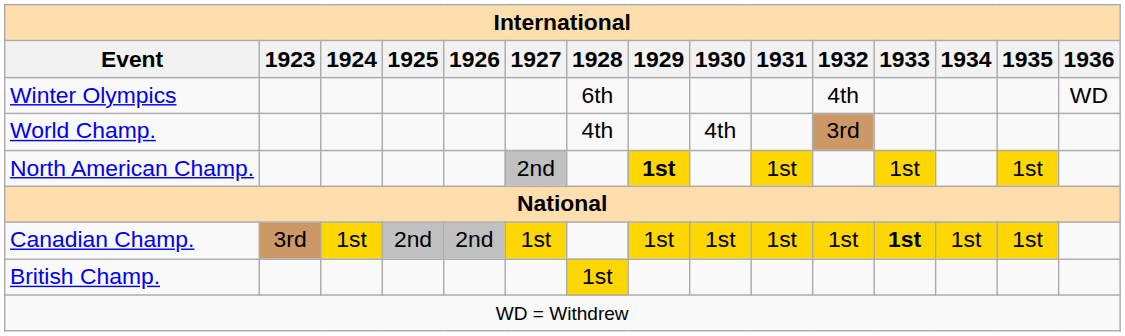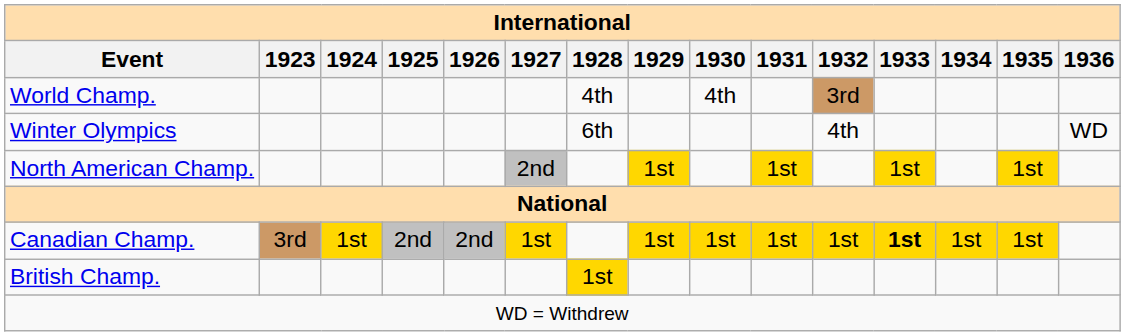rows swapped: (93, 95) <-> (83, 131)
(659, 167) bold -> (659, 167) normal
